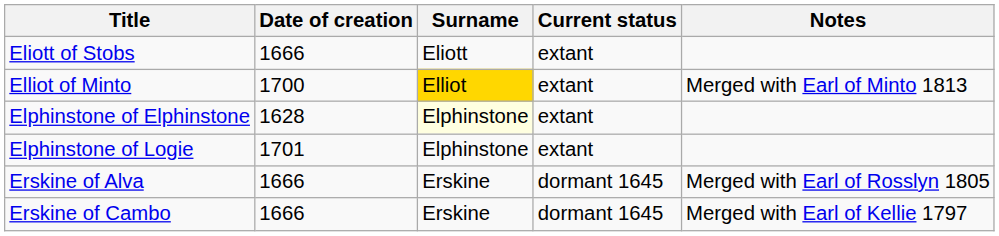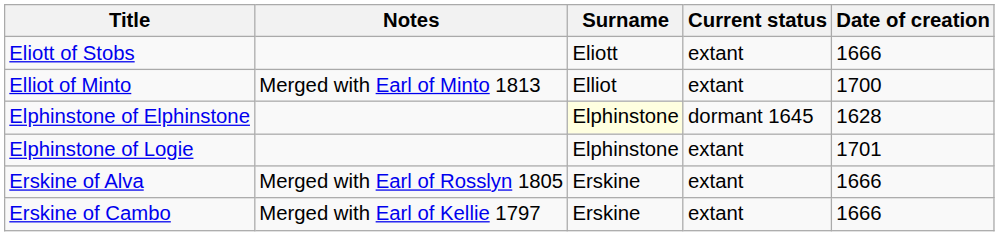columns swapped: (336, 20) <-> (838, 20)
(444, 85) gold background -> (595, 85) no background
(565, 117) extant -> (751, 117) dormant 1645
(601, 181) dormant 1645 -> (716, 181) extant
(601, 213) dormant 1645 -> (716, 213) extant
